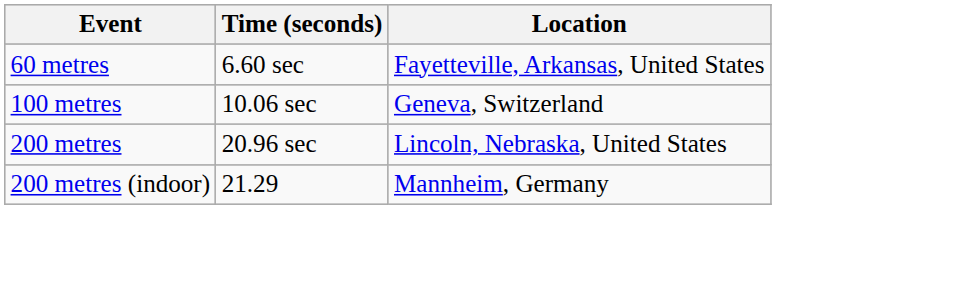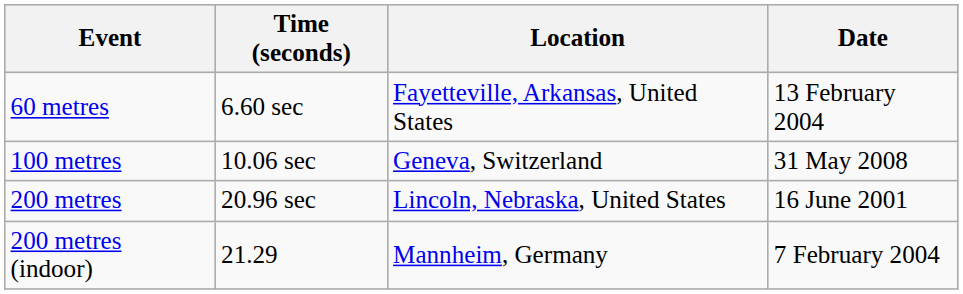+ column: (863, 38)
